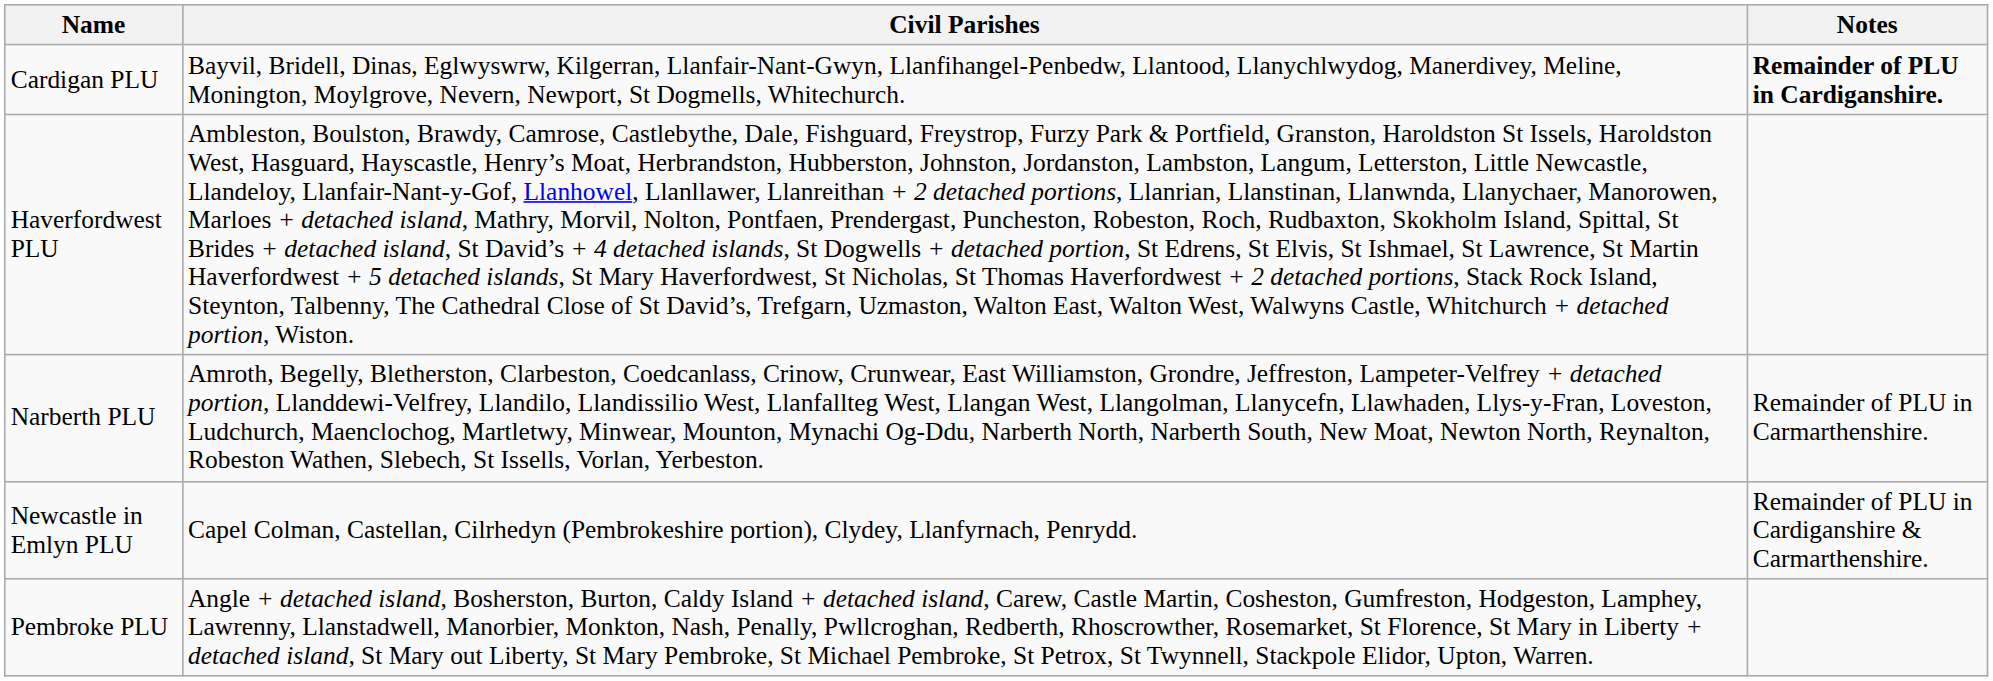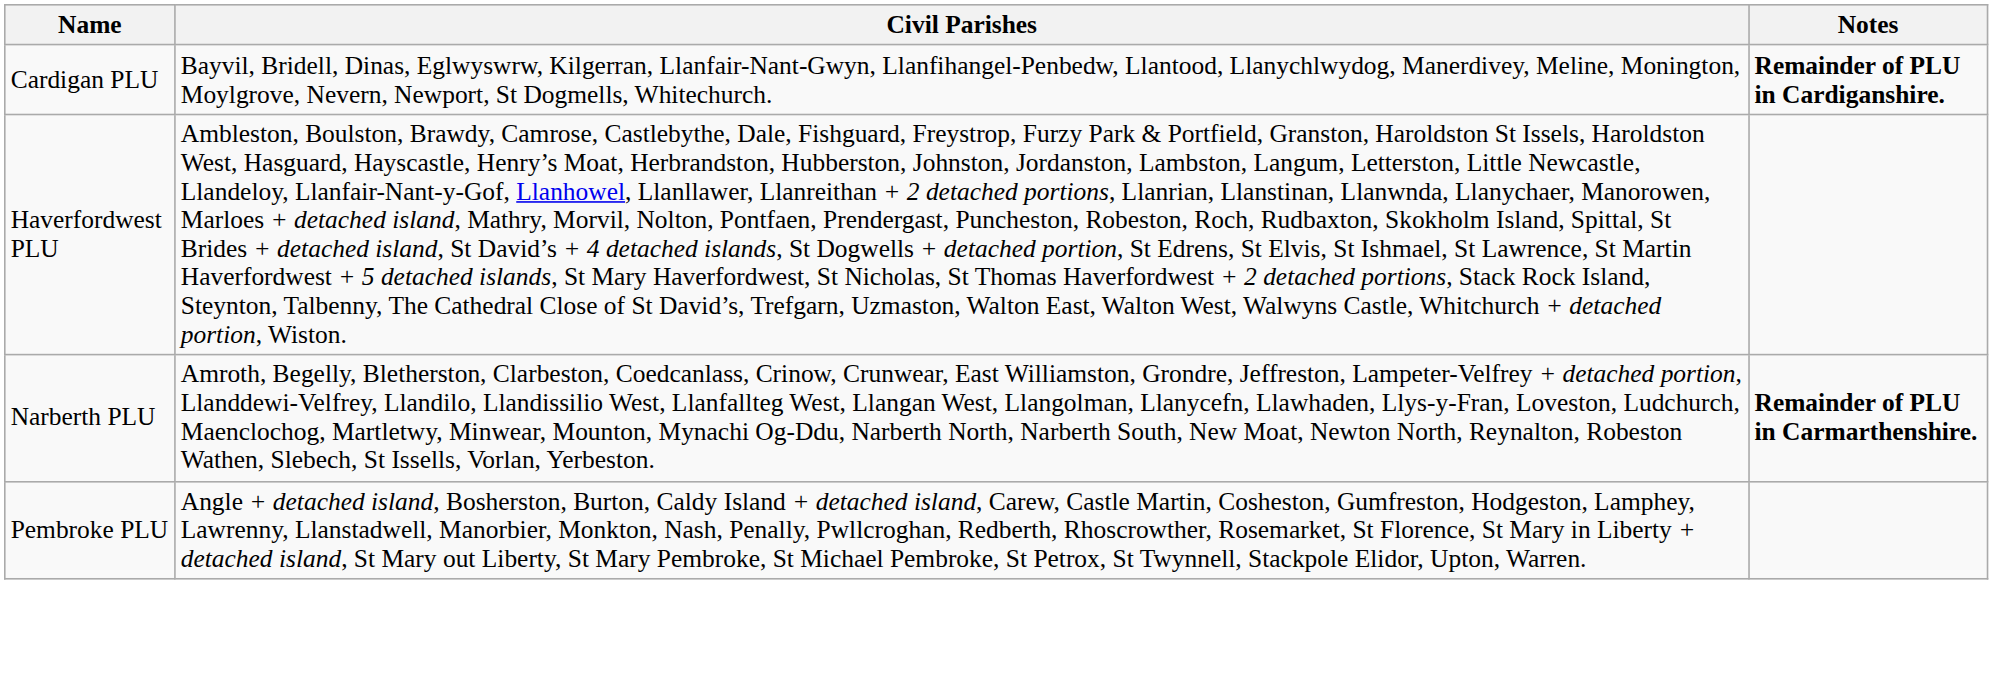(1863, 417) normal -> (1866, 417) bold
- row: (77, 529)
